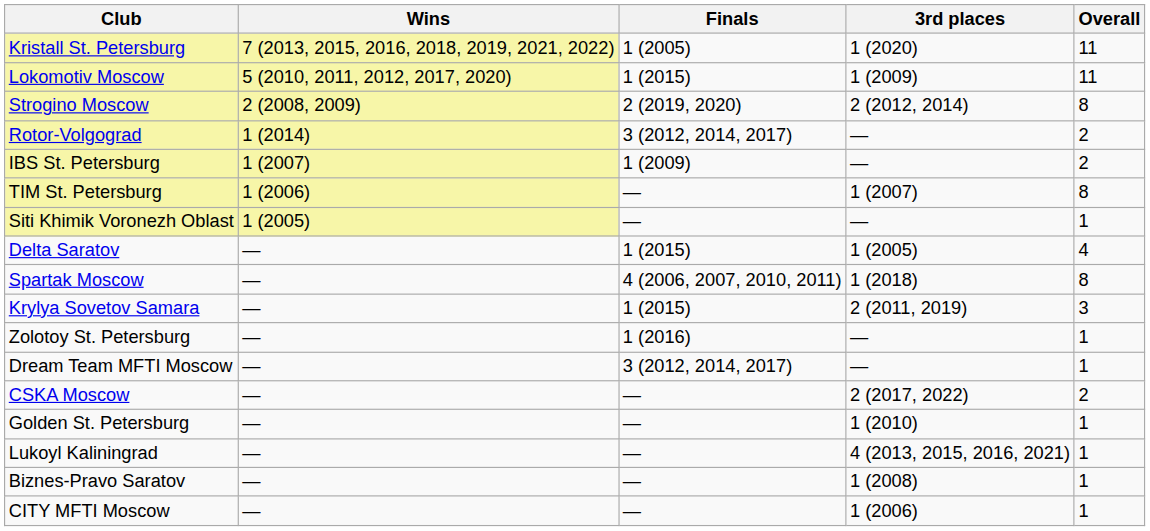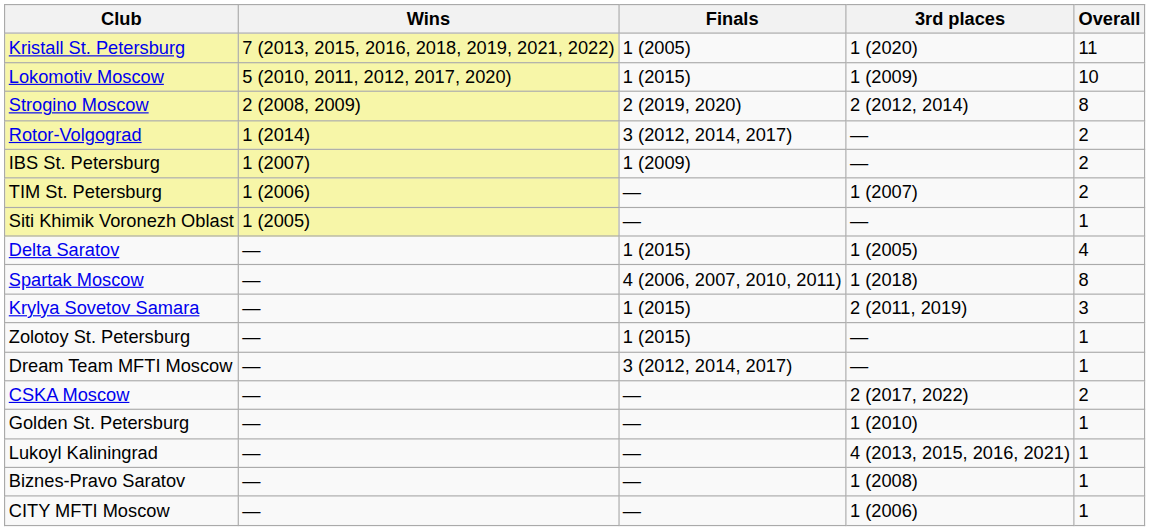(1088, 76) 11 -> (1089, 76) 10
(1084, 192) 8 -> (1084, 192) 2
(657, 337) 1 (2016) -> (657, 337) 1 (2015)
